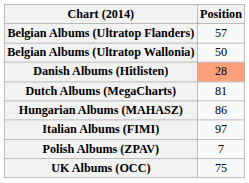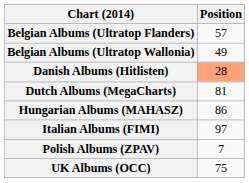(221, 52) 50 -> (221, 52) 49
